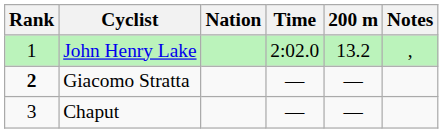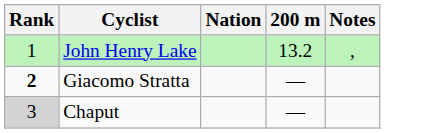- column: (295, 19)
(32, 111) no background -> (32, 111) lightgrey background
